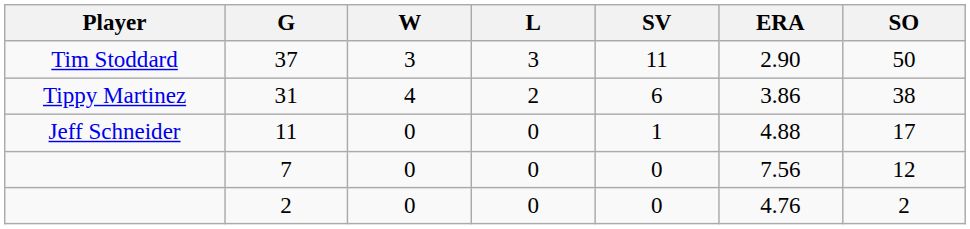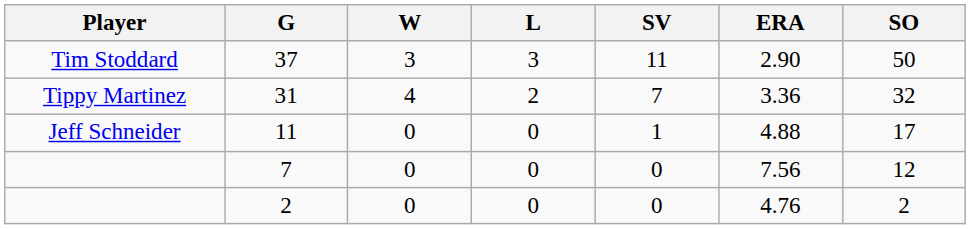(657, 95) 6 -> (657, 95) 7
(780, 95) 3.86 -> (780, 95) 3.36
(904, 95) 38 -> (904, 95) 32
